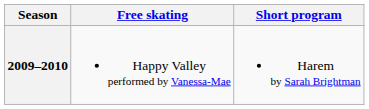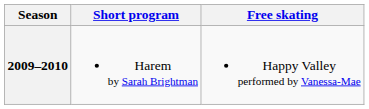columns swapped: (299, 15) <-> (152, 15)
